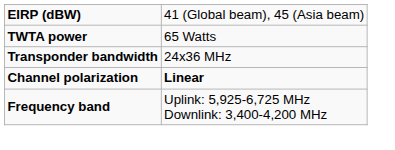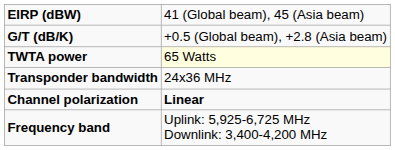+ row: (40, 36)
(190, 36) no background -> (190, 57) lightyellow background
